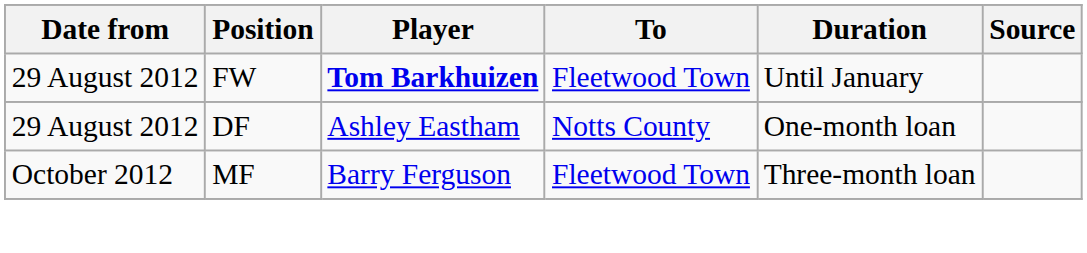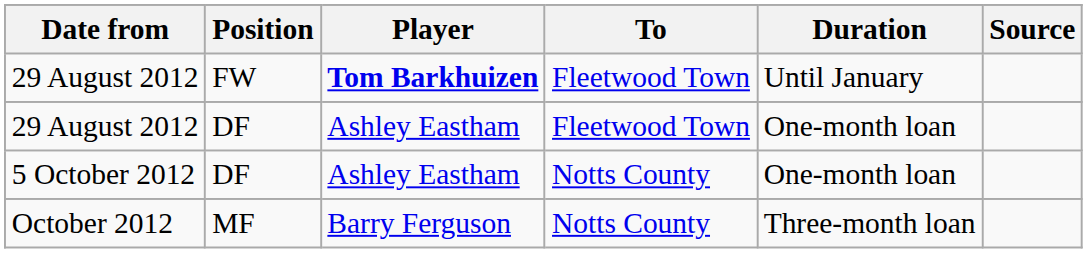(631, 126) Notts County -> (651, 126) Fleetwood Town
+ row: (103, 174)
(651, 174) Fleetwood Town -> (631, 223) Notts County
